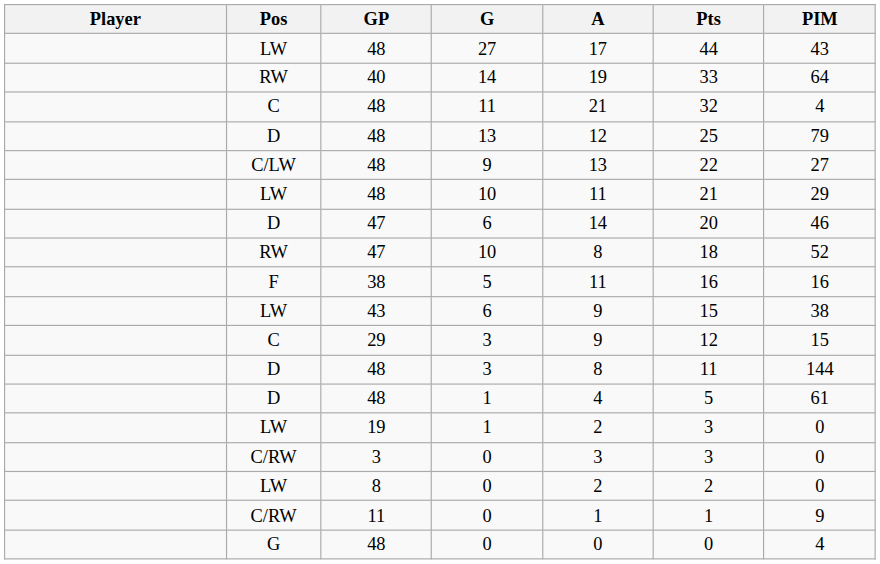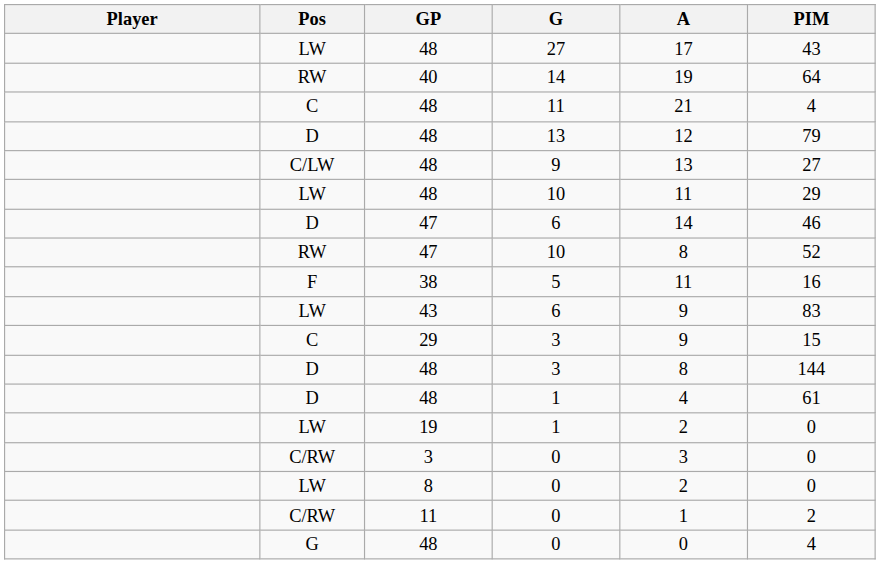- column: (709, 19)
(820, 310) 38 -> (811, 310) 83
(820, 515) 9 -> (811, 515) 2
